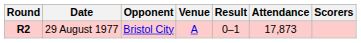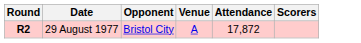- column: (231, 12)
(281, 29) 17,873 -> (243, 29) 17,872
